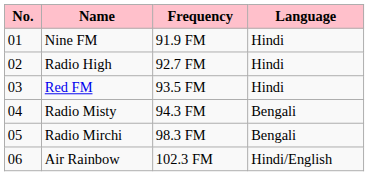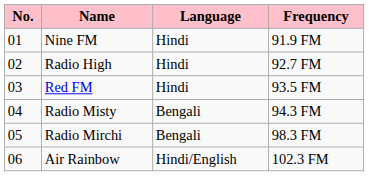columns swapped: (200, 16) <-> (306, 16)
